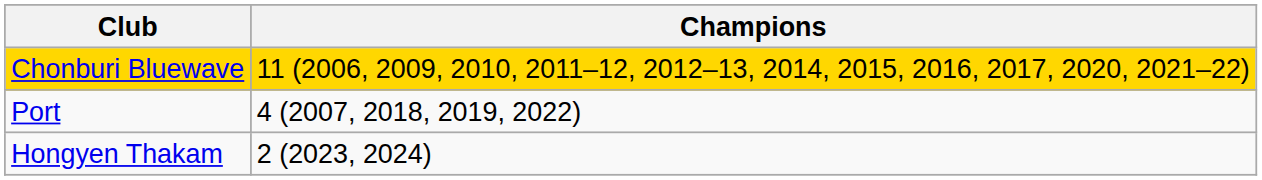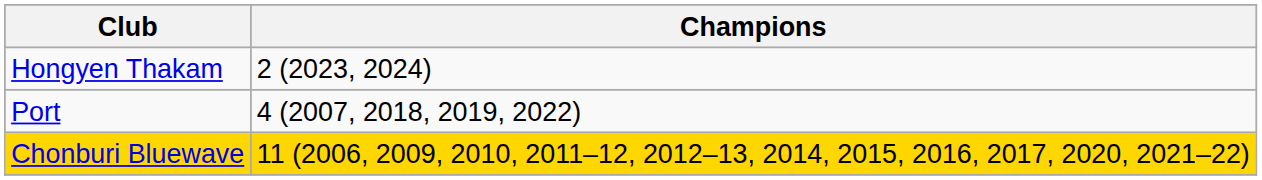rows swapped: (128, 69) <-> (117, 154)
